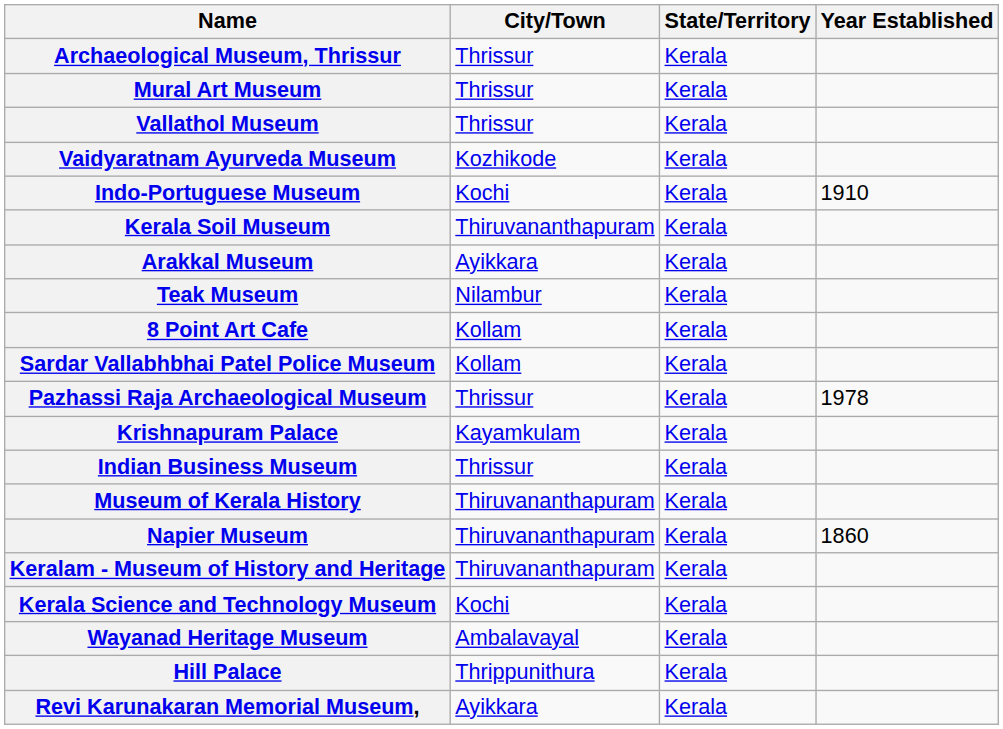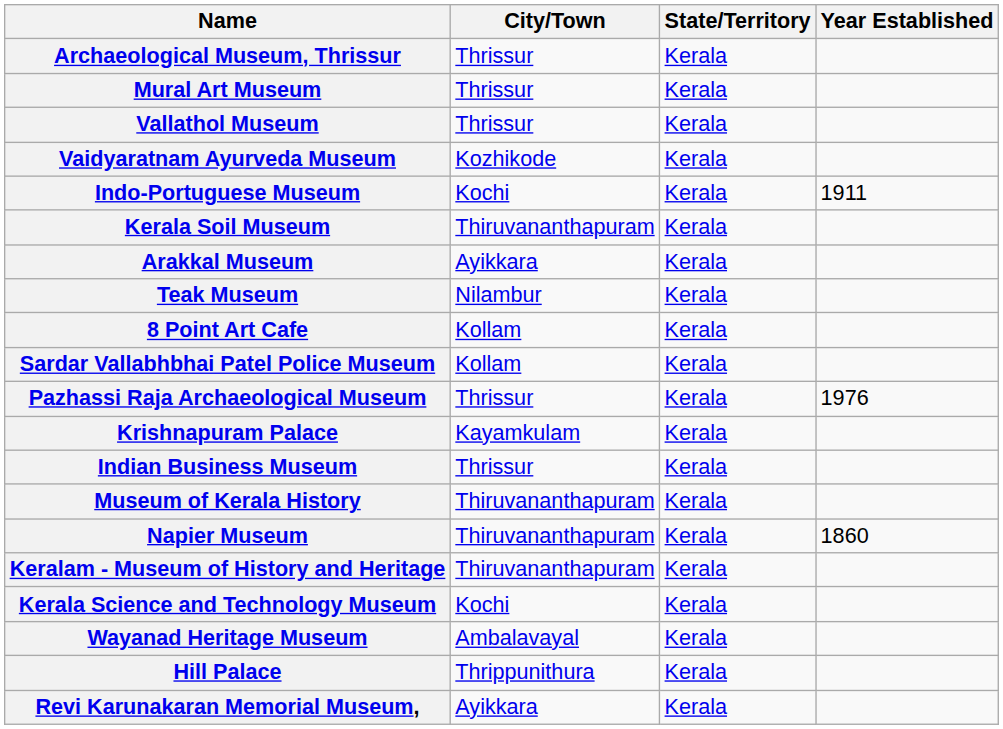(845, 192) 1910 -> (844, 192) 1911
(845, 398) 1978 -> (845, 398) 1976
